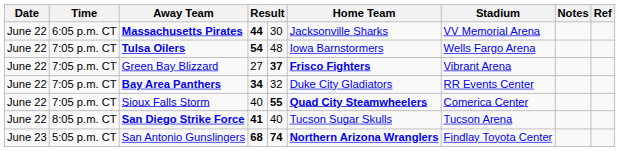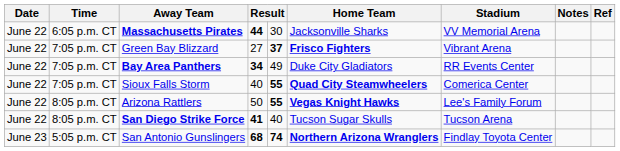- row: (153, 48)
(276, 84) 32 -> (276, 66) 49
+ row: (162, 102)
